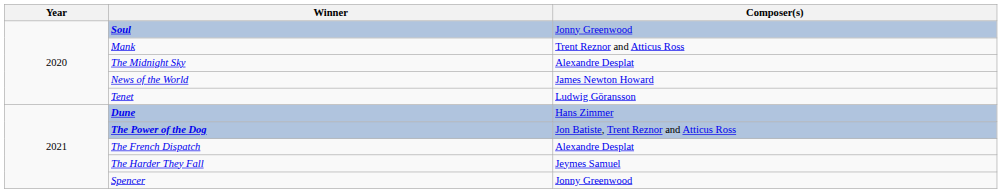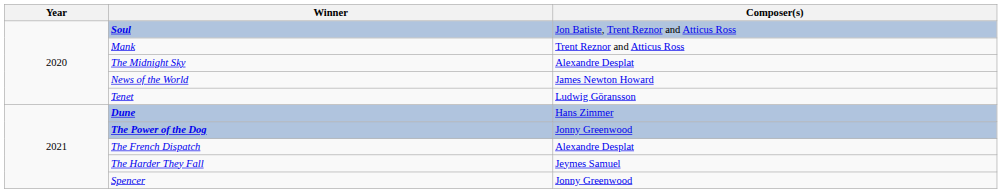(594, 29) Jonny Greenwood -> (646, 29) Jon Batiste, Trent Reznor and Atticus Ross
(646, 130) Jon Batiste, Trent Reznor and Atticus Ross -> (594, 130) Jonny Greenwood
